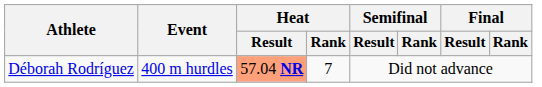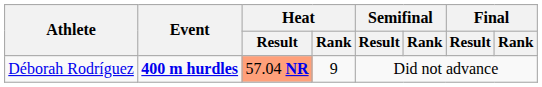(187, 69) normal -> (190, 69) bold
(328, 69) 7 -> (334, 69) 9
